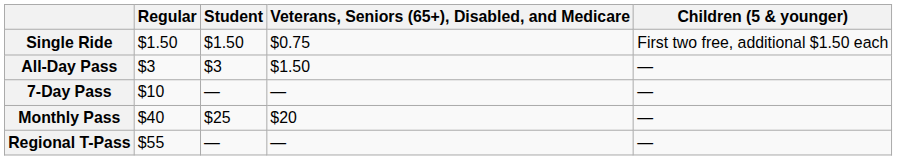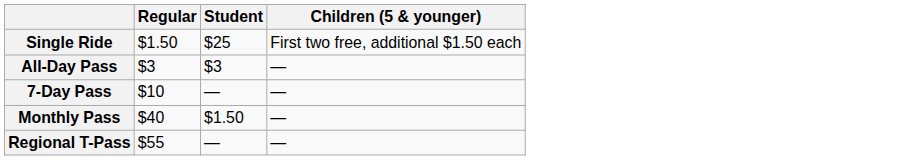- column: (450, 17)
(224, 42) $1.50 -> (217, 42) $25
(217, 117) $25 -> (224, 117) $1.50
